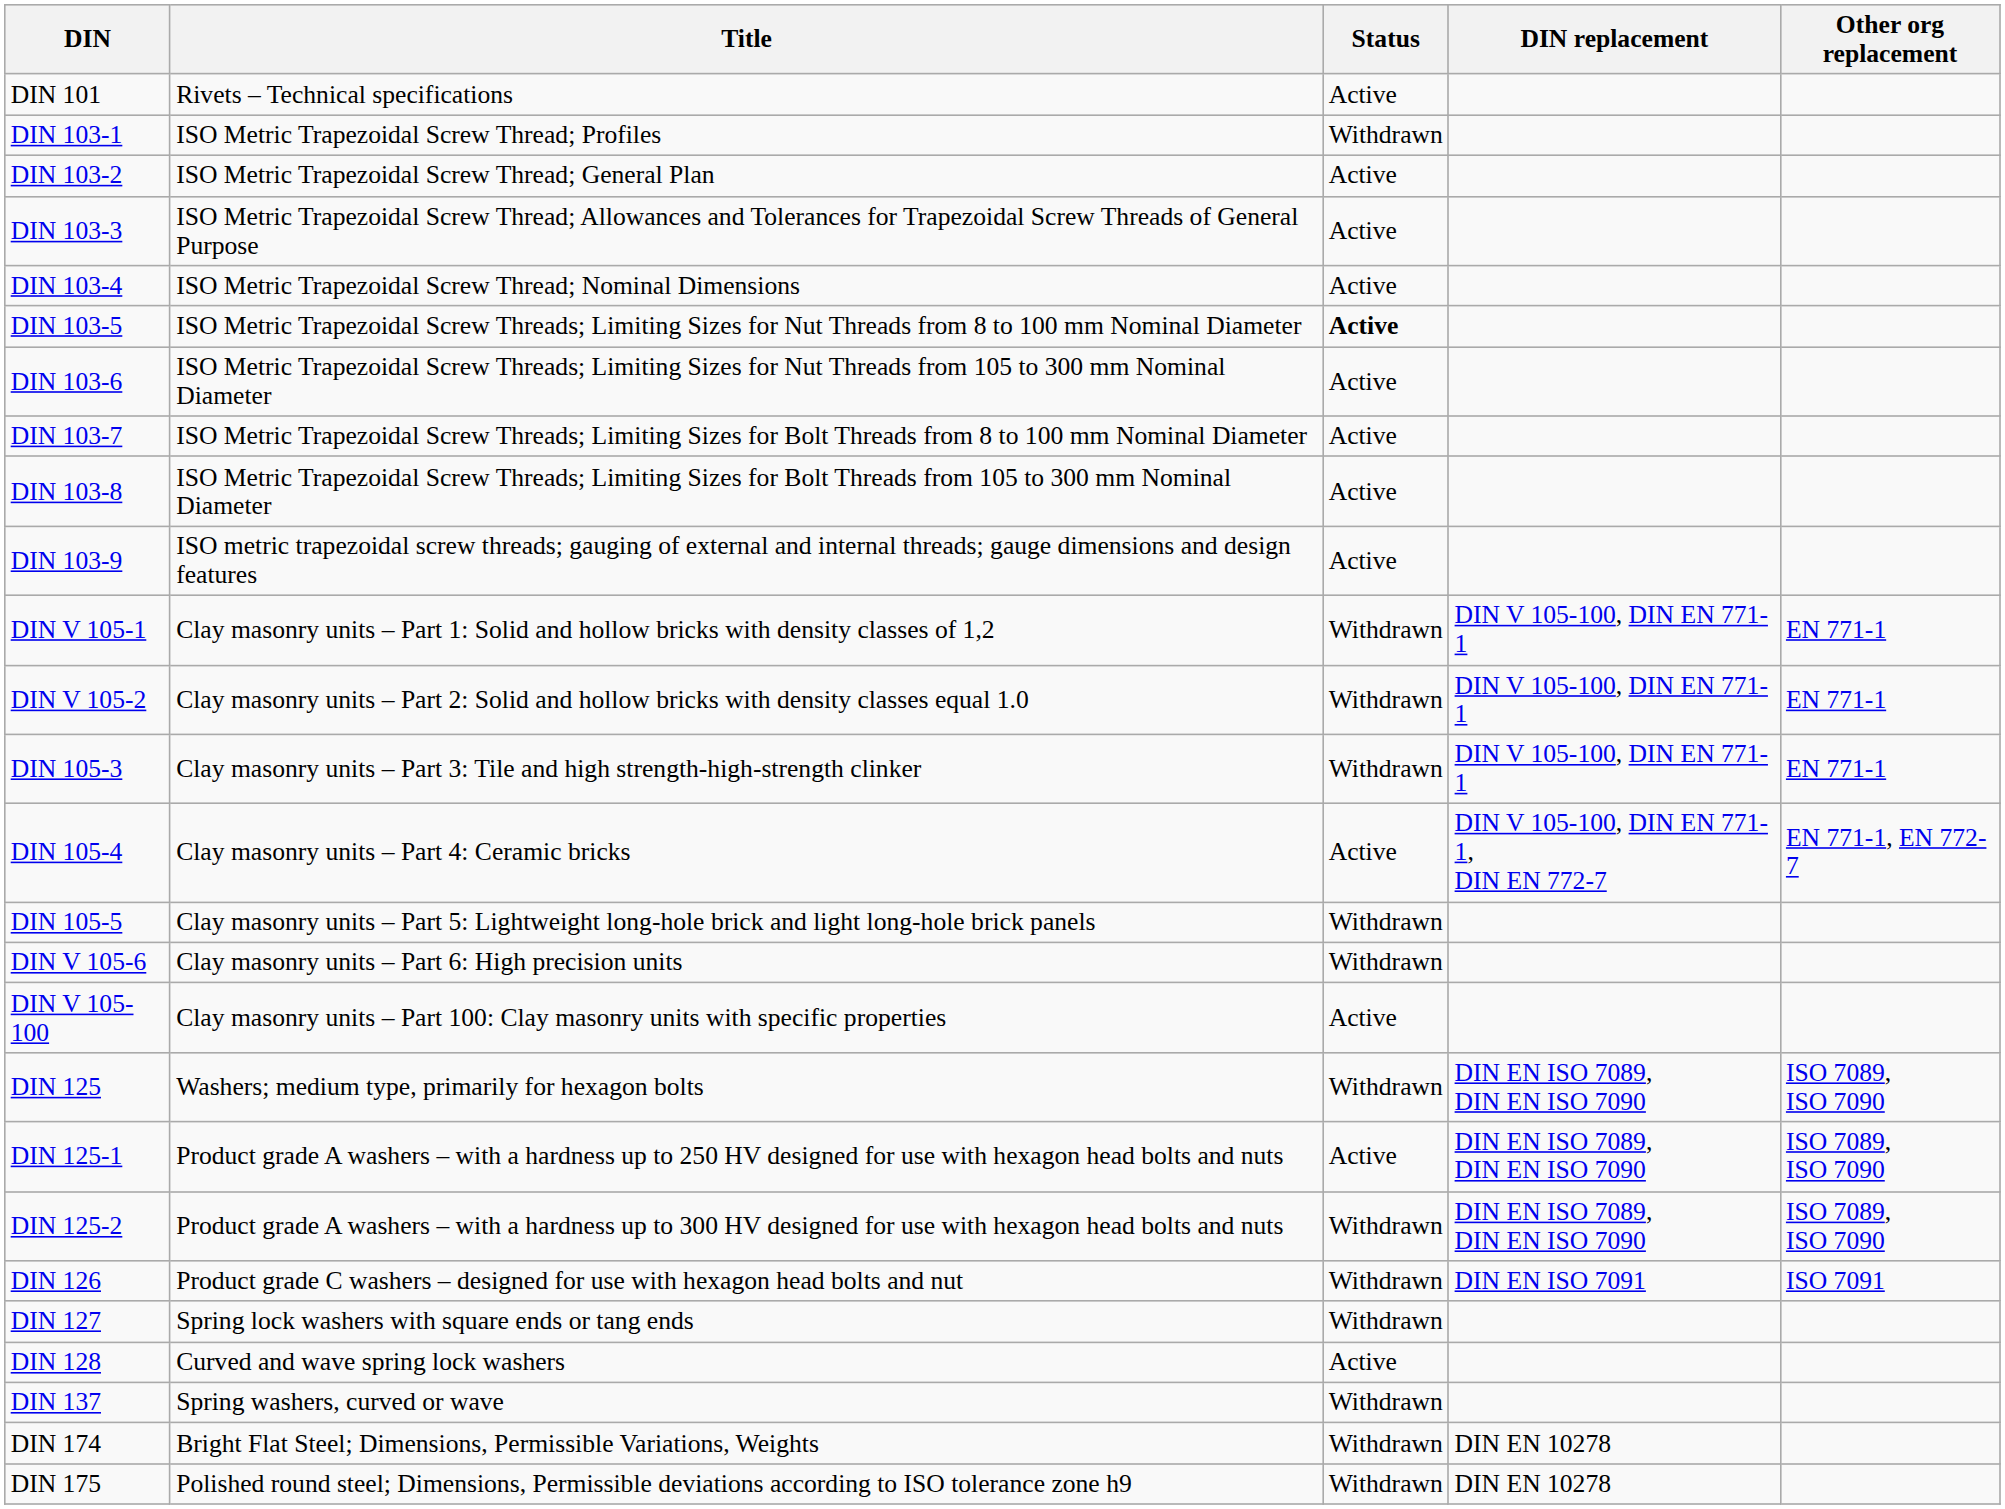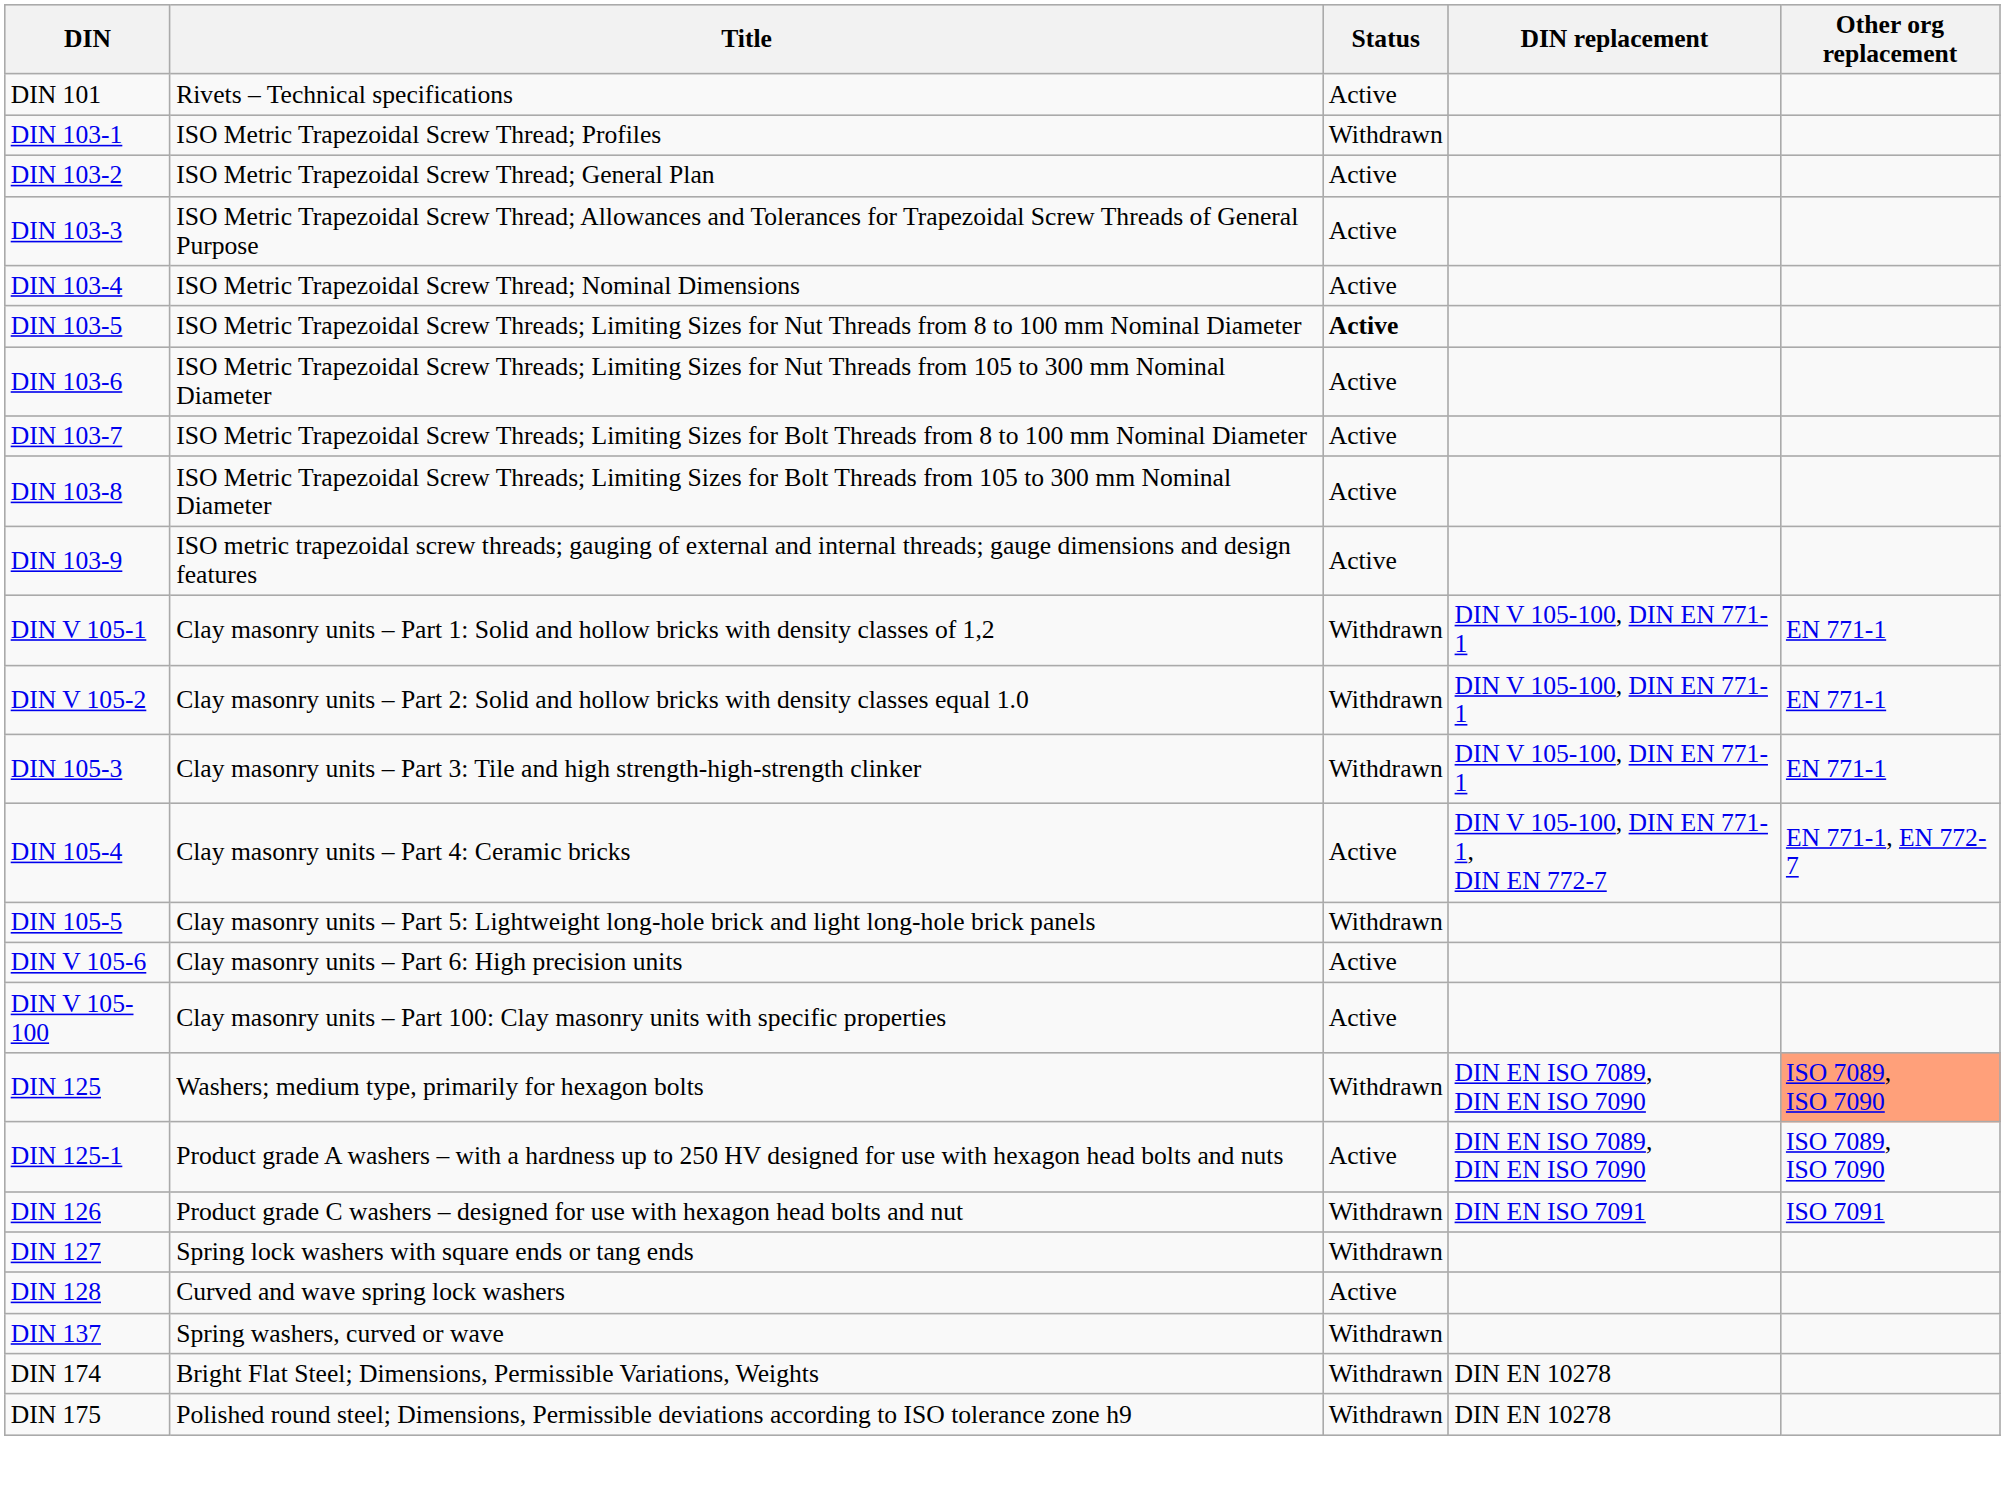(1386, 962) Withdrawn -> (1363, 962) Active
(1839, 1086) no background -> (1839, 1086) lightsalmon background
- row: (67, 1225)
